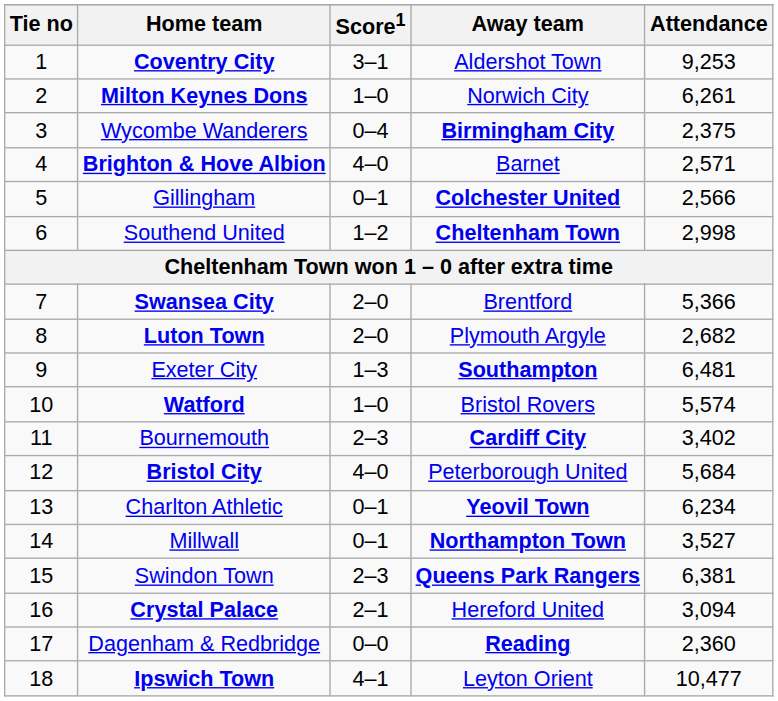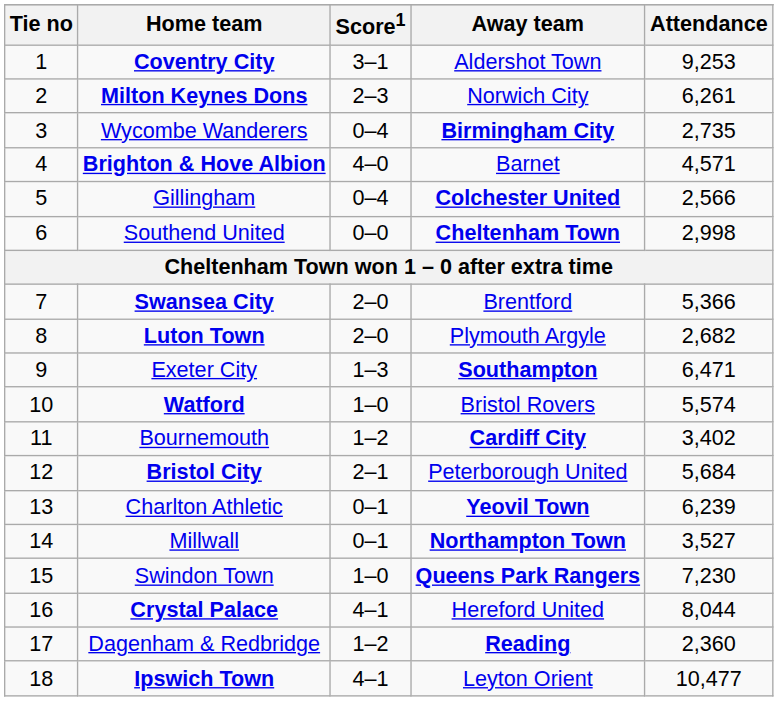(371, 95) 1–0 -> (371, 95) 2–3
(709, 130) 2,375 -> (709, 130) 2,735
(709, 164) 2,571 -> (709, 164) 4,571
(371, 198) 0–1 -> (371, 198) 0–4
(371, 233) 1–2 -> (371, 233) 0–0
(709, 370) 6,481 -> (709, 370) 6,471
(371, 438) 2–3 -> (371, 438) 1–2
(371, 472) 4–0 -> (371, 472) 2–1
(709, 507) 6,234 -> (709, 507) 6,239
(371, 575) 2–3 -> (371, 575) 1–0
(709, 575) 6,381 -> (709, 575) 7,230
(371, 609) 2–1 -> (371, 609) 4–1
(709, 609) 3,094 -> (709, 609) 8,044
(371, 644) 0–0 -> (371, 644) 1–2
